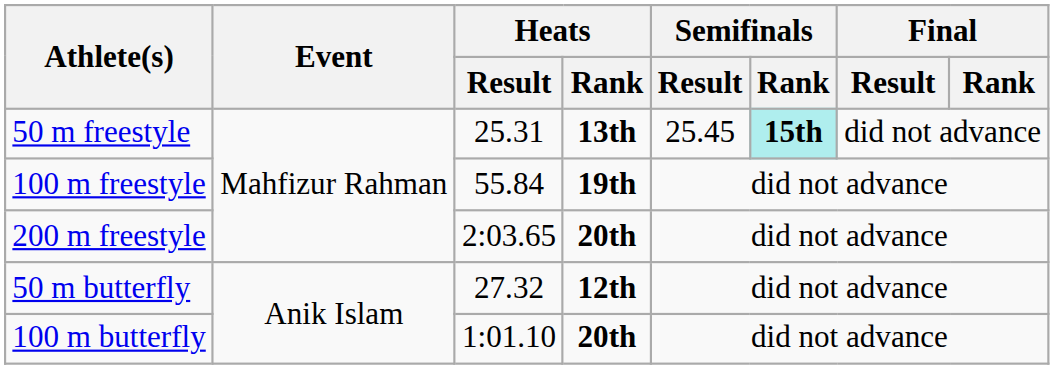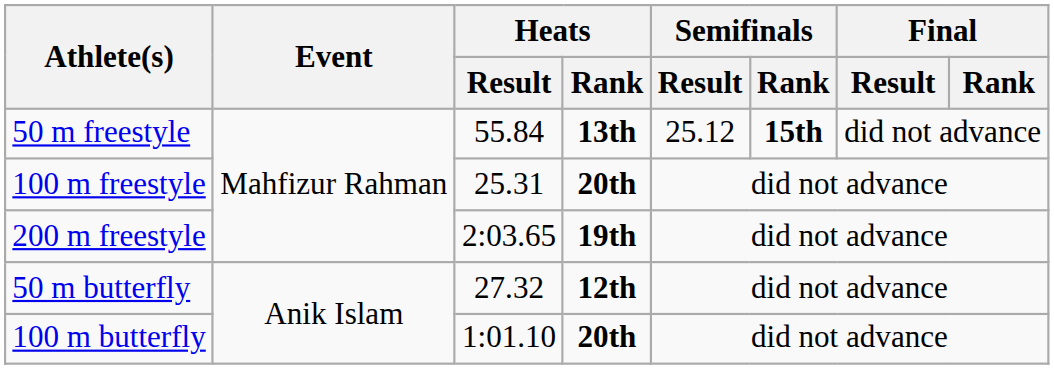(509, 133) 25.31 -> (509, 133) 55.84
(700, 133) 25.45 -> (700, 133) 25.12
(793, 133) paleturquoise background -> (793, 133) no background
(509, 184) 55.84 -> (509, 184) 25.31
(607, 184) 19th -> (607, 184) 20th
(607, 235) 20th -> (607, 235) 19th
